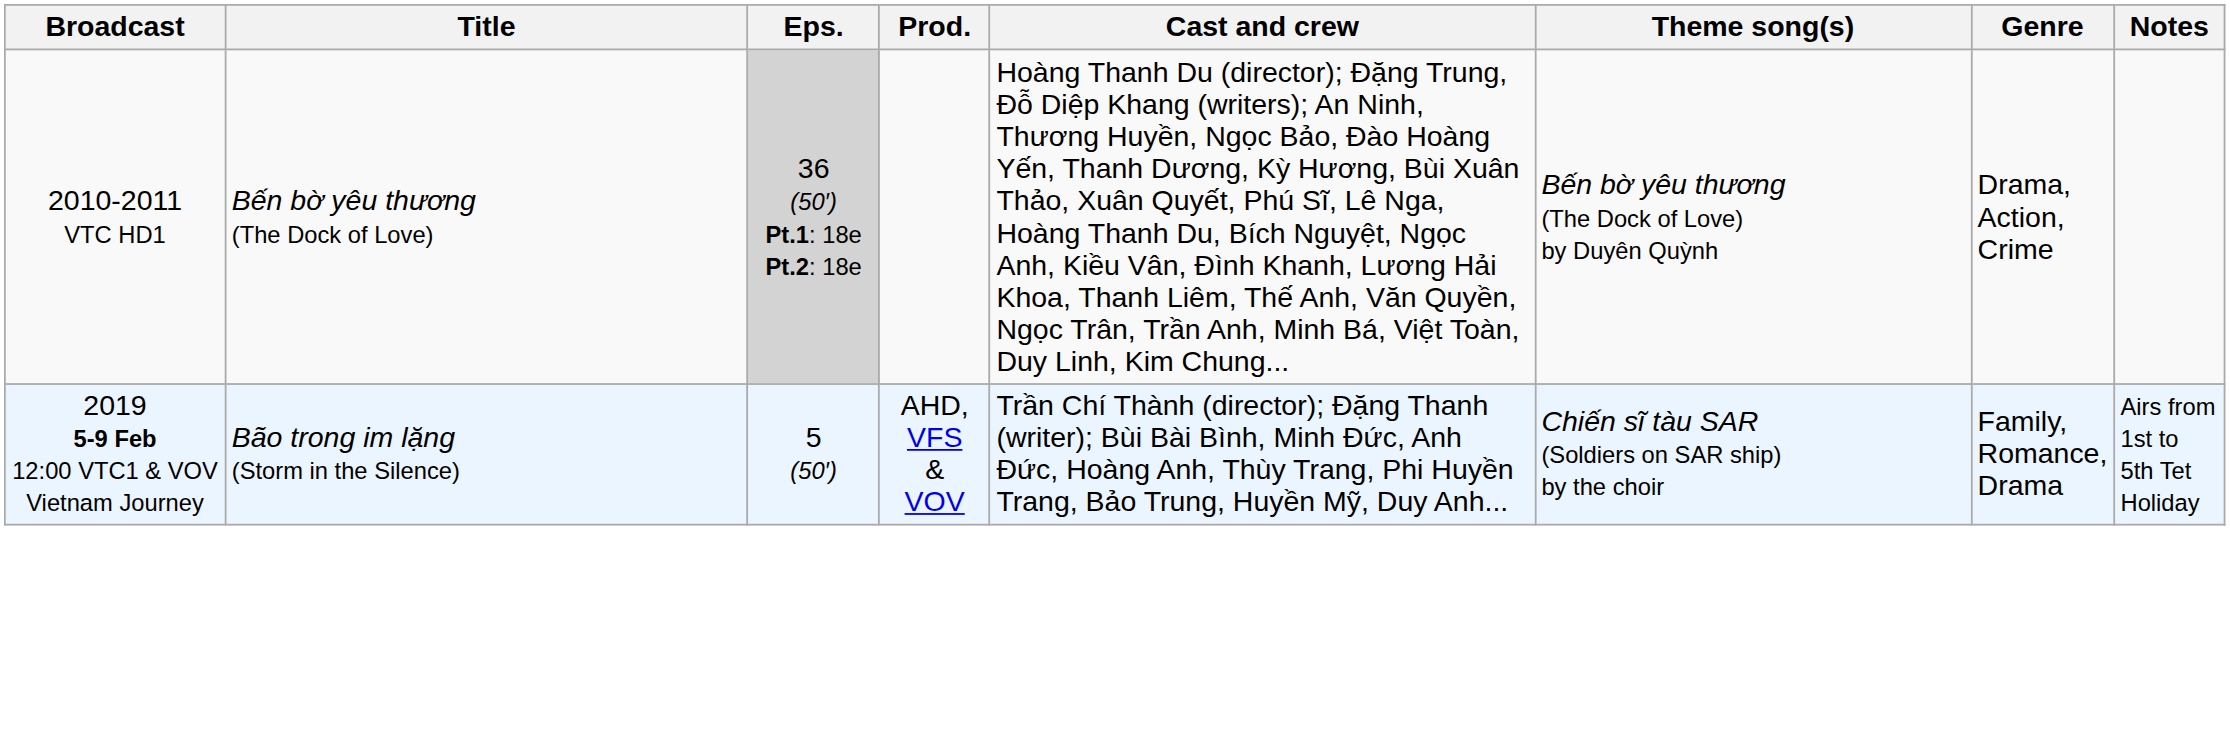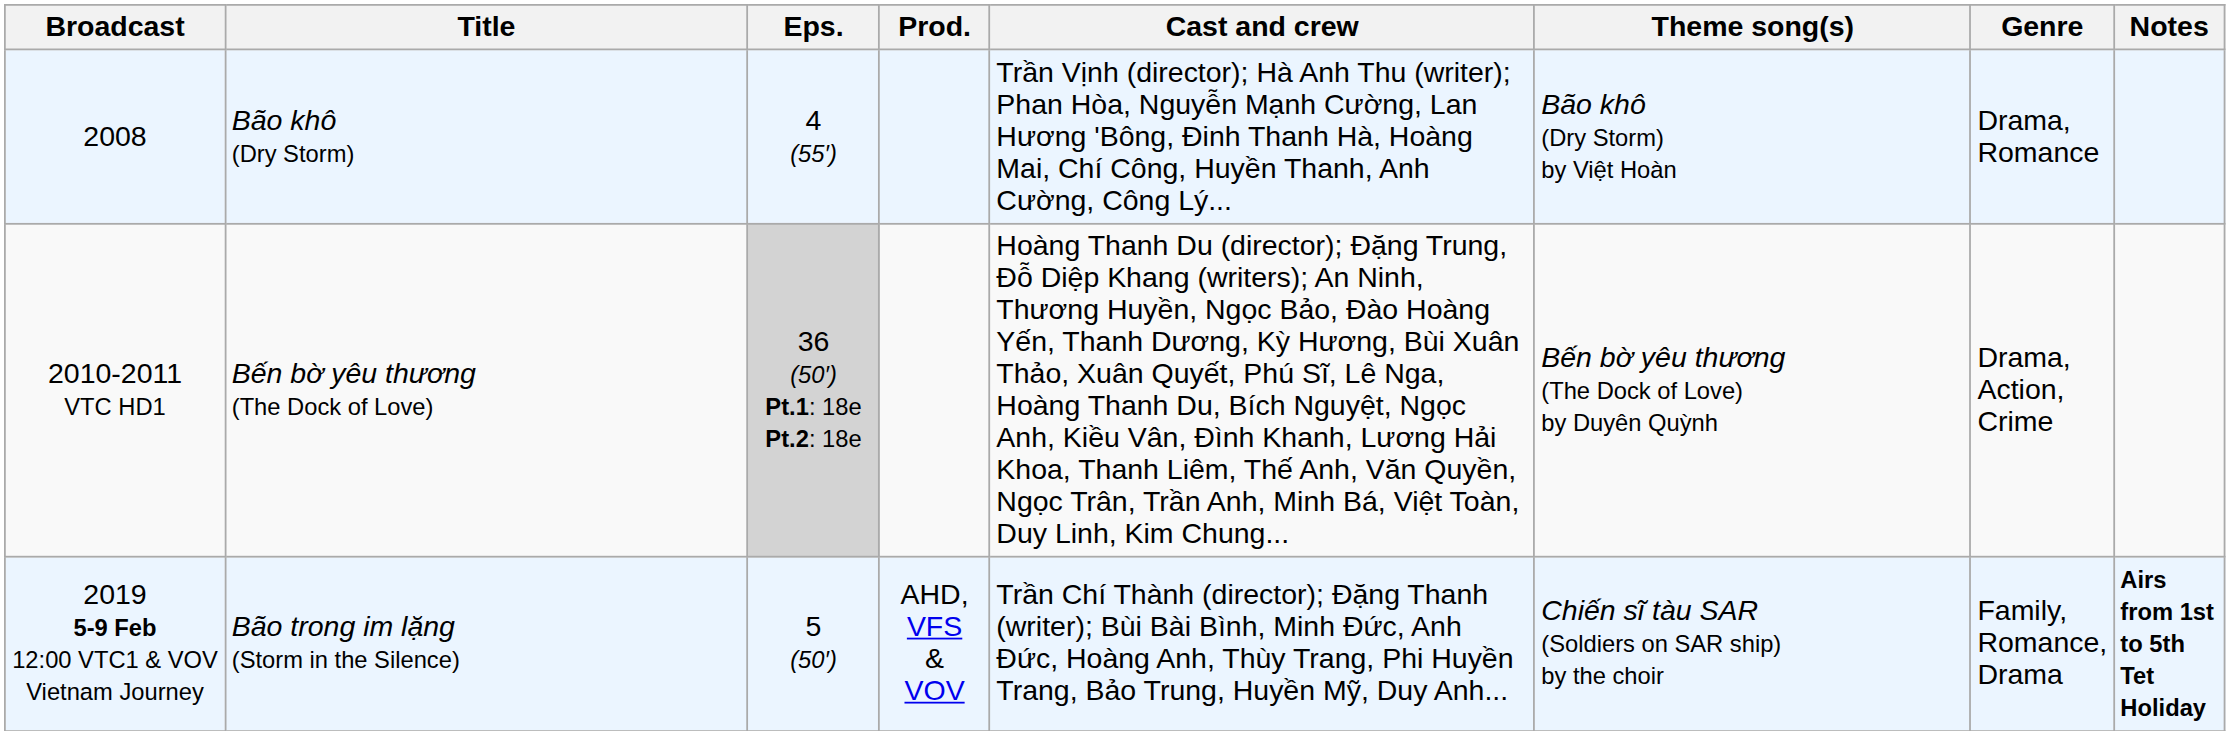+ row: (115, 136)
(2168, 455) normal -> (2167, 643) bold
